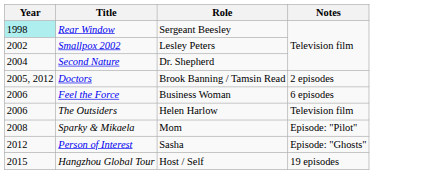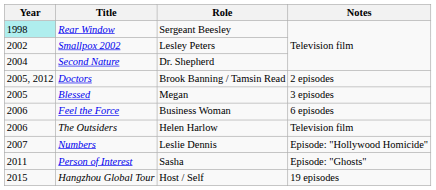+ row: (74, 95)
+ row: (77, 144)
- row: (96, 128)
(17, 144) 2012 -> (17, 161) 2011
